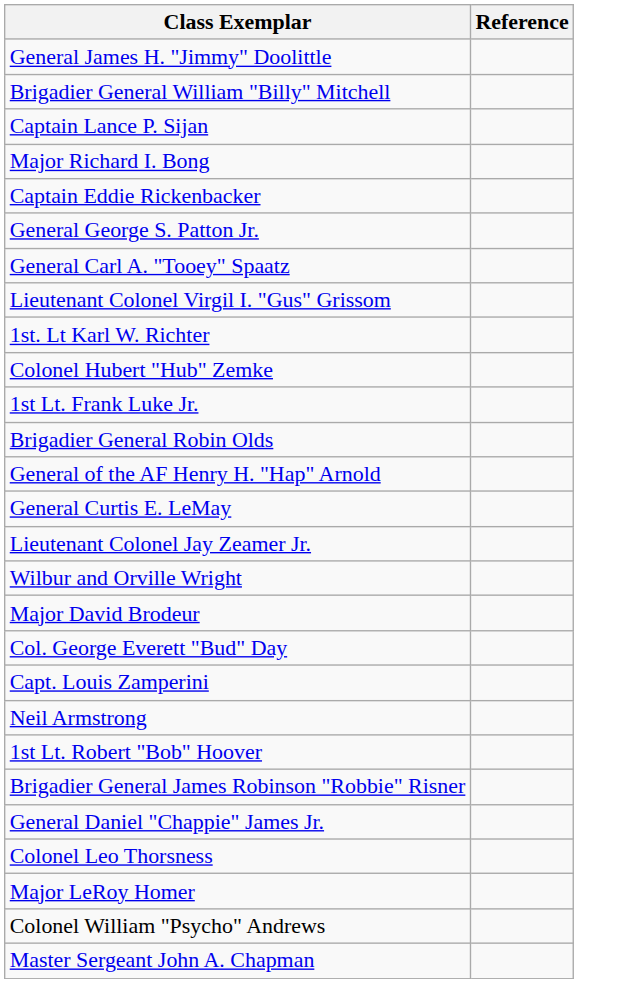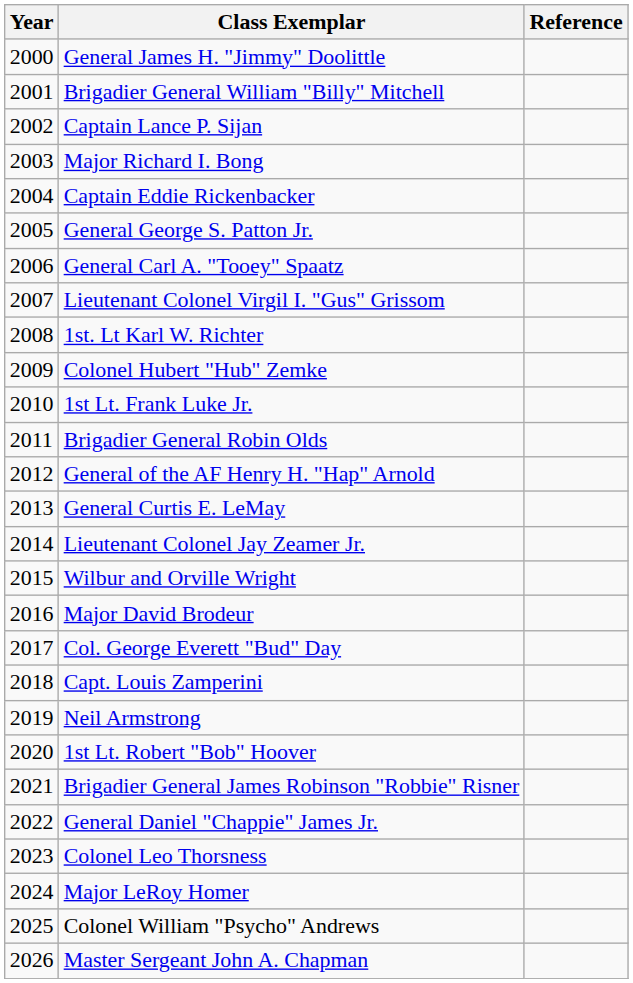+ column: (32, 21)
